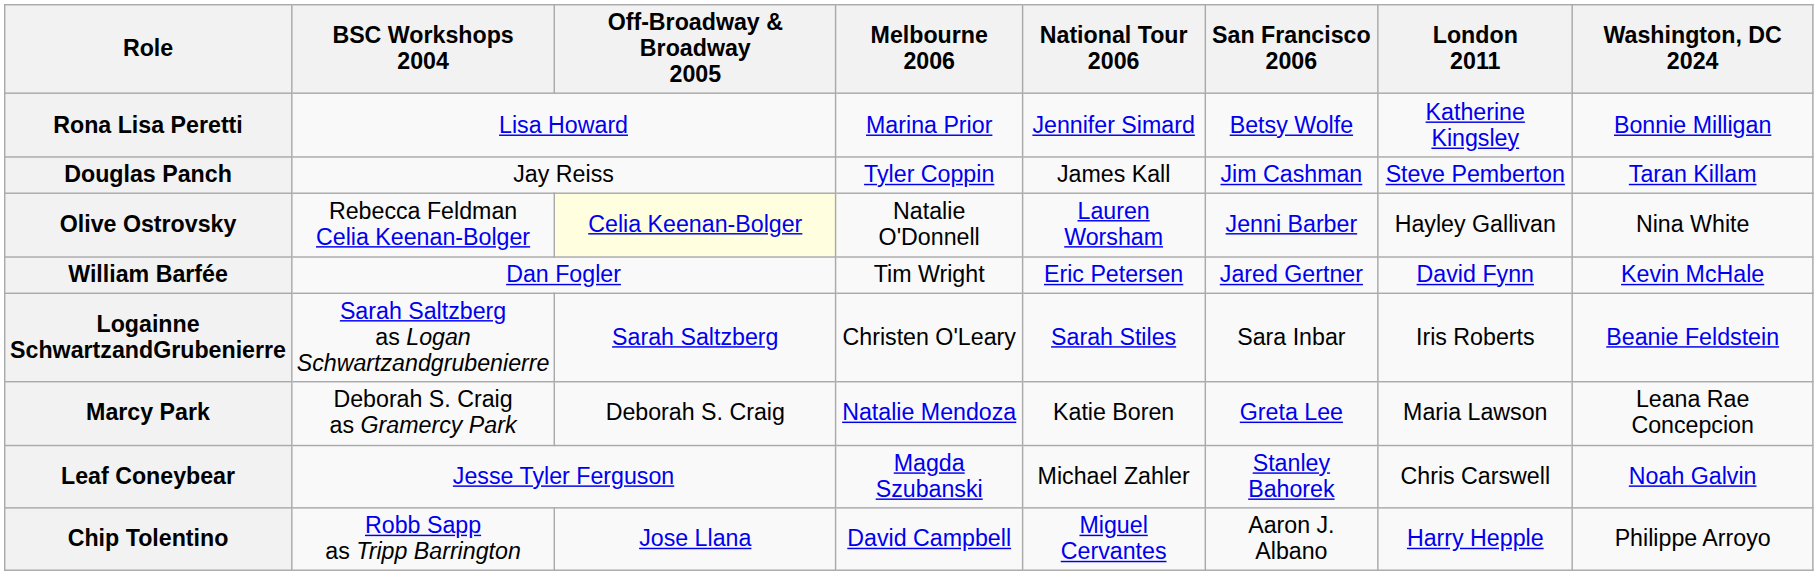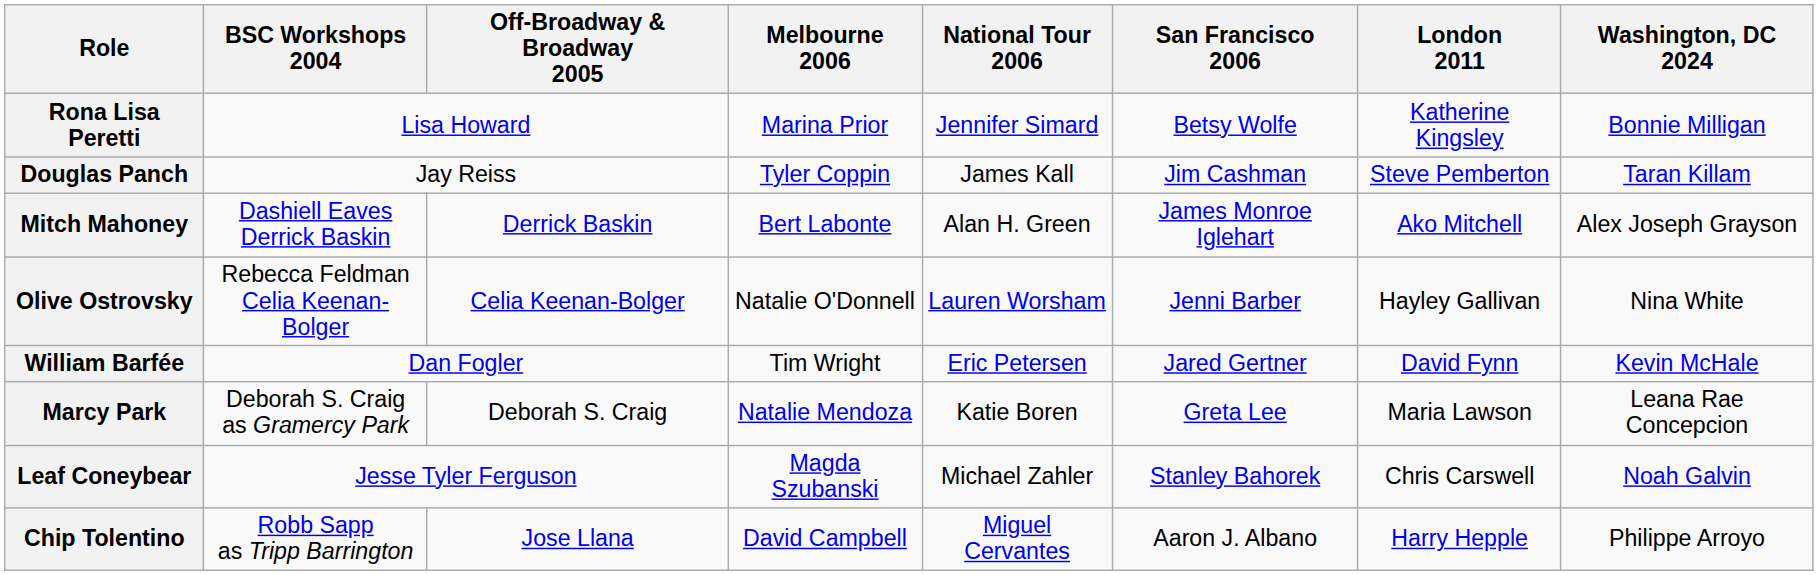+ row: (104, 224)
(695, 224) lightyellow background -> (578, 300) no background
- row: (148, 337)
